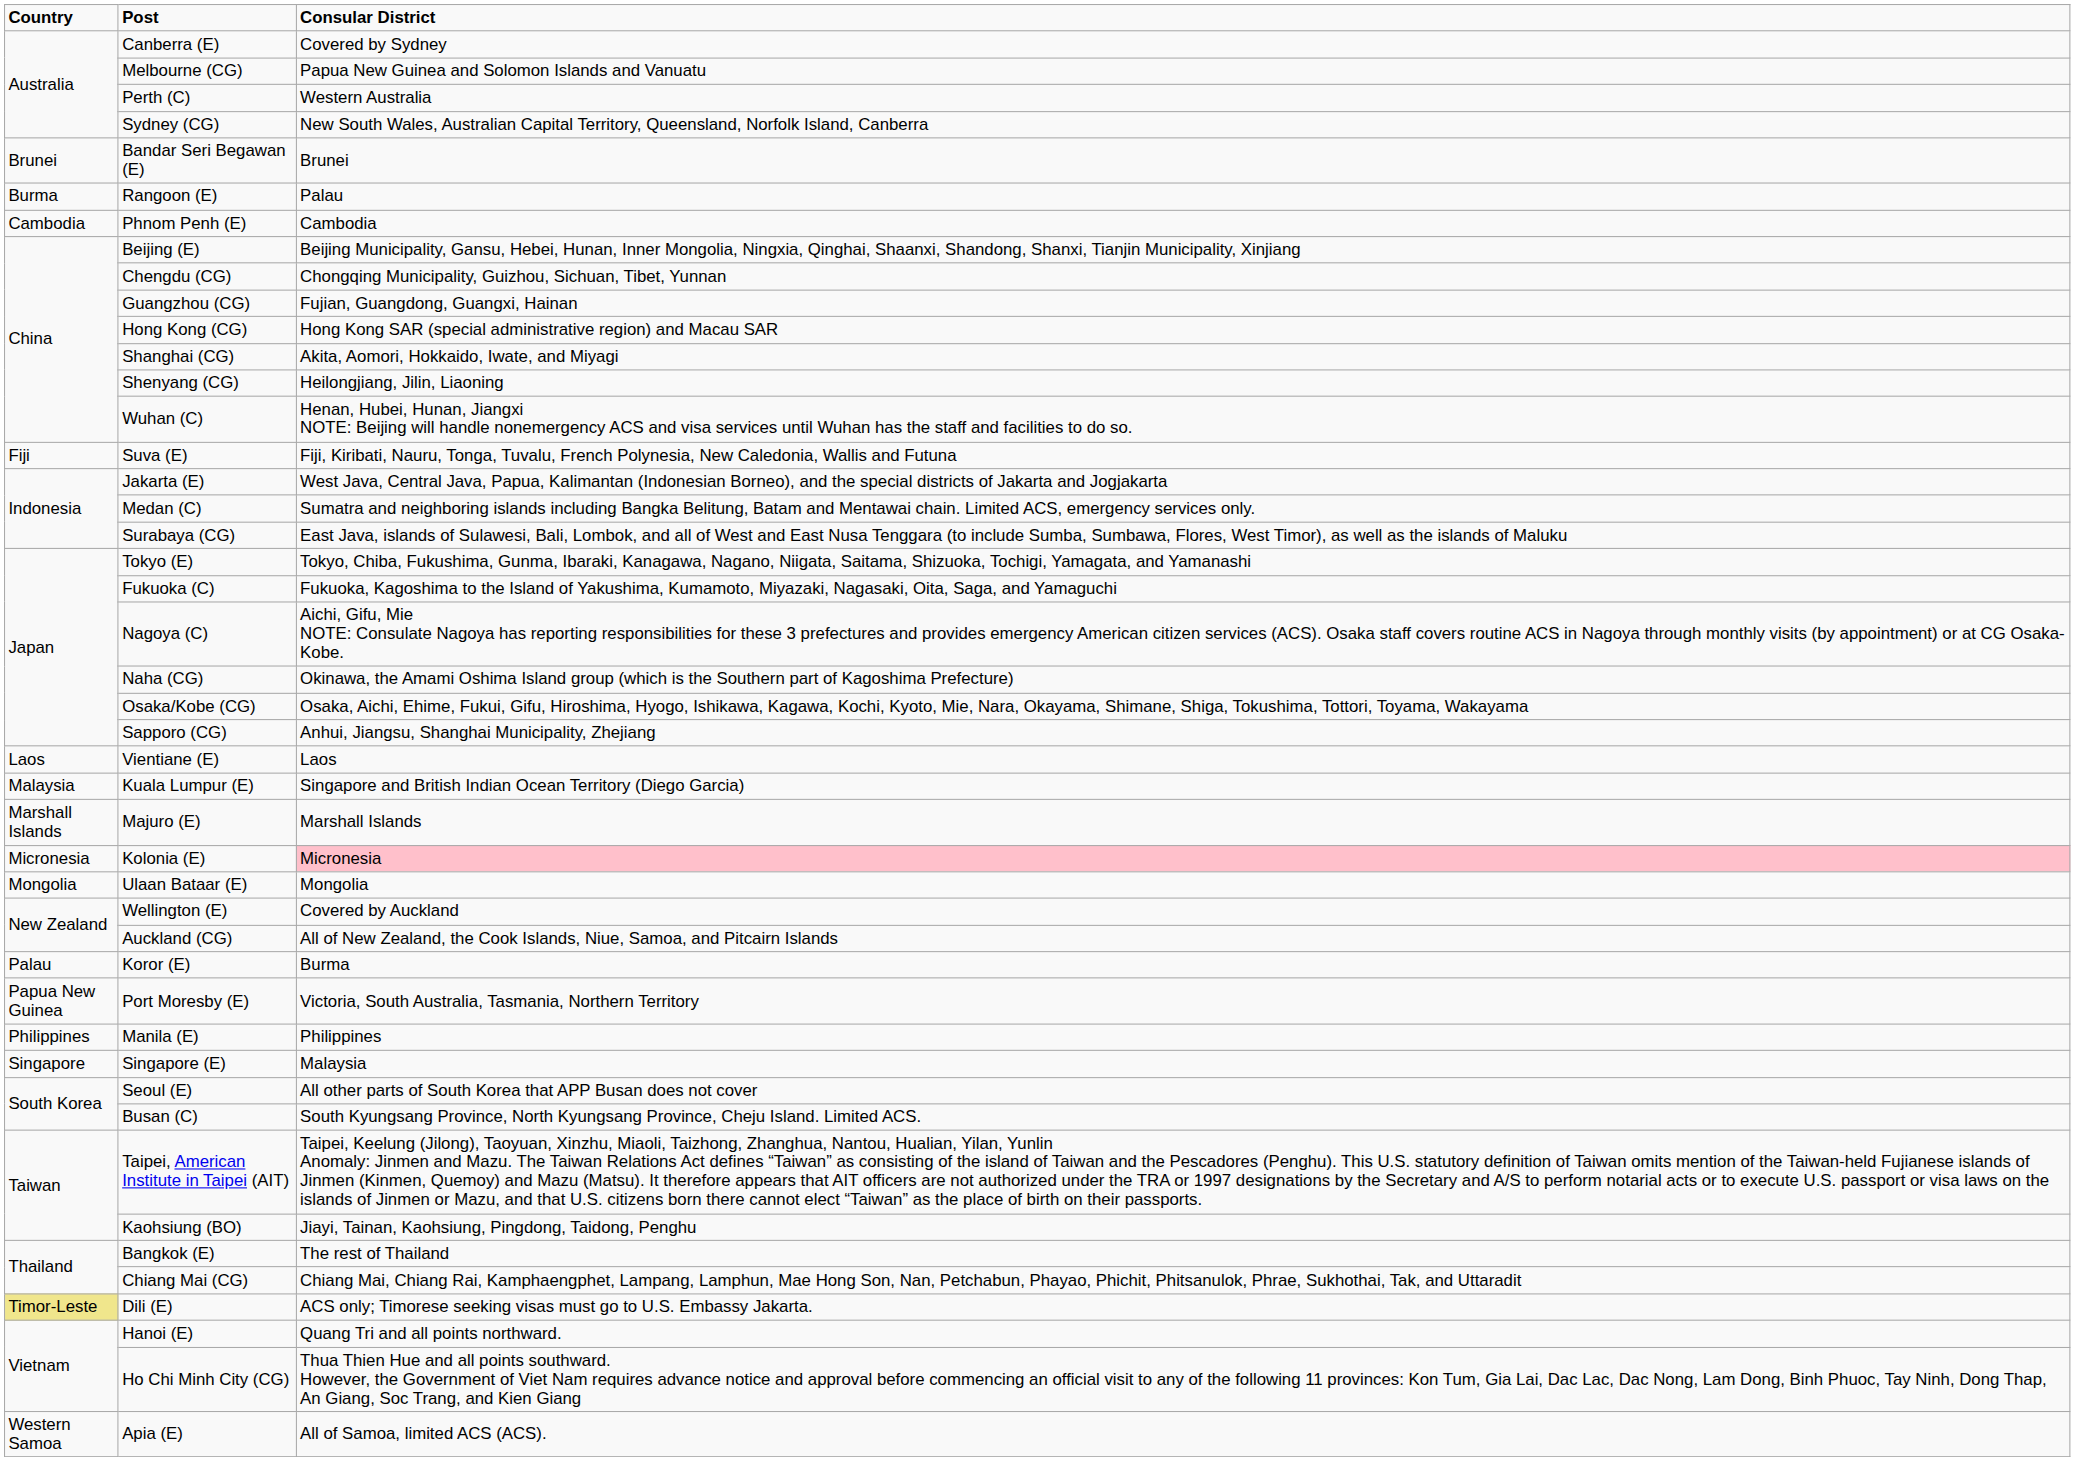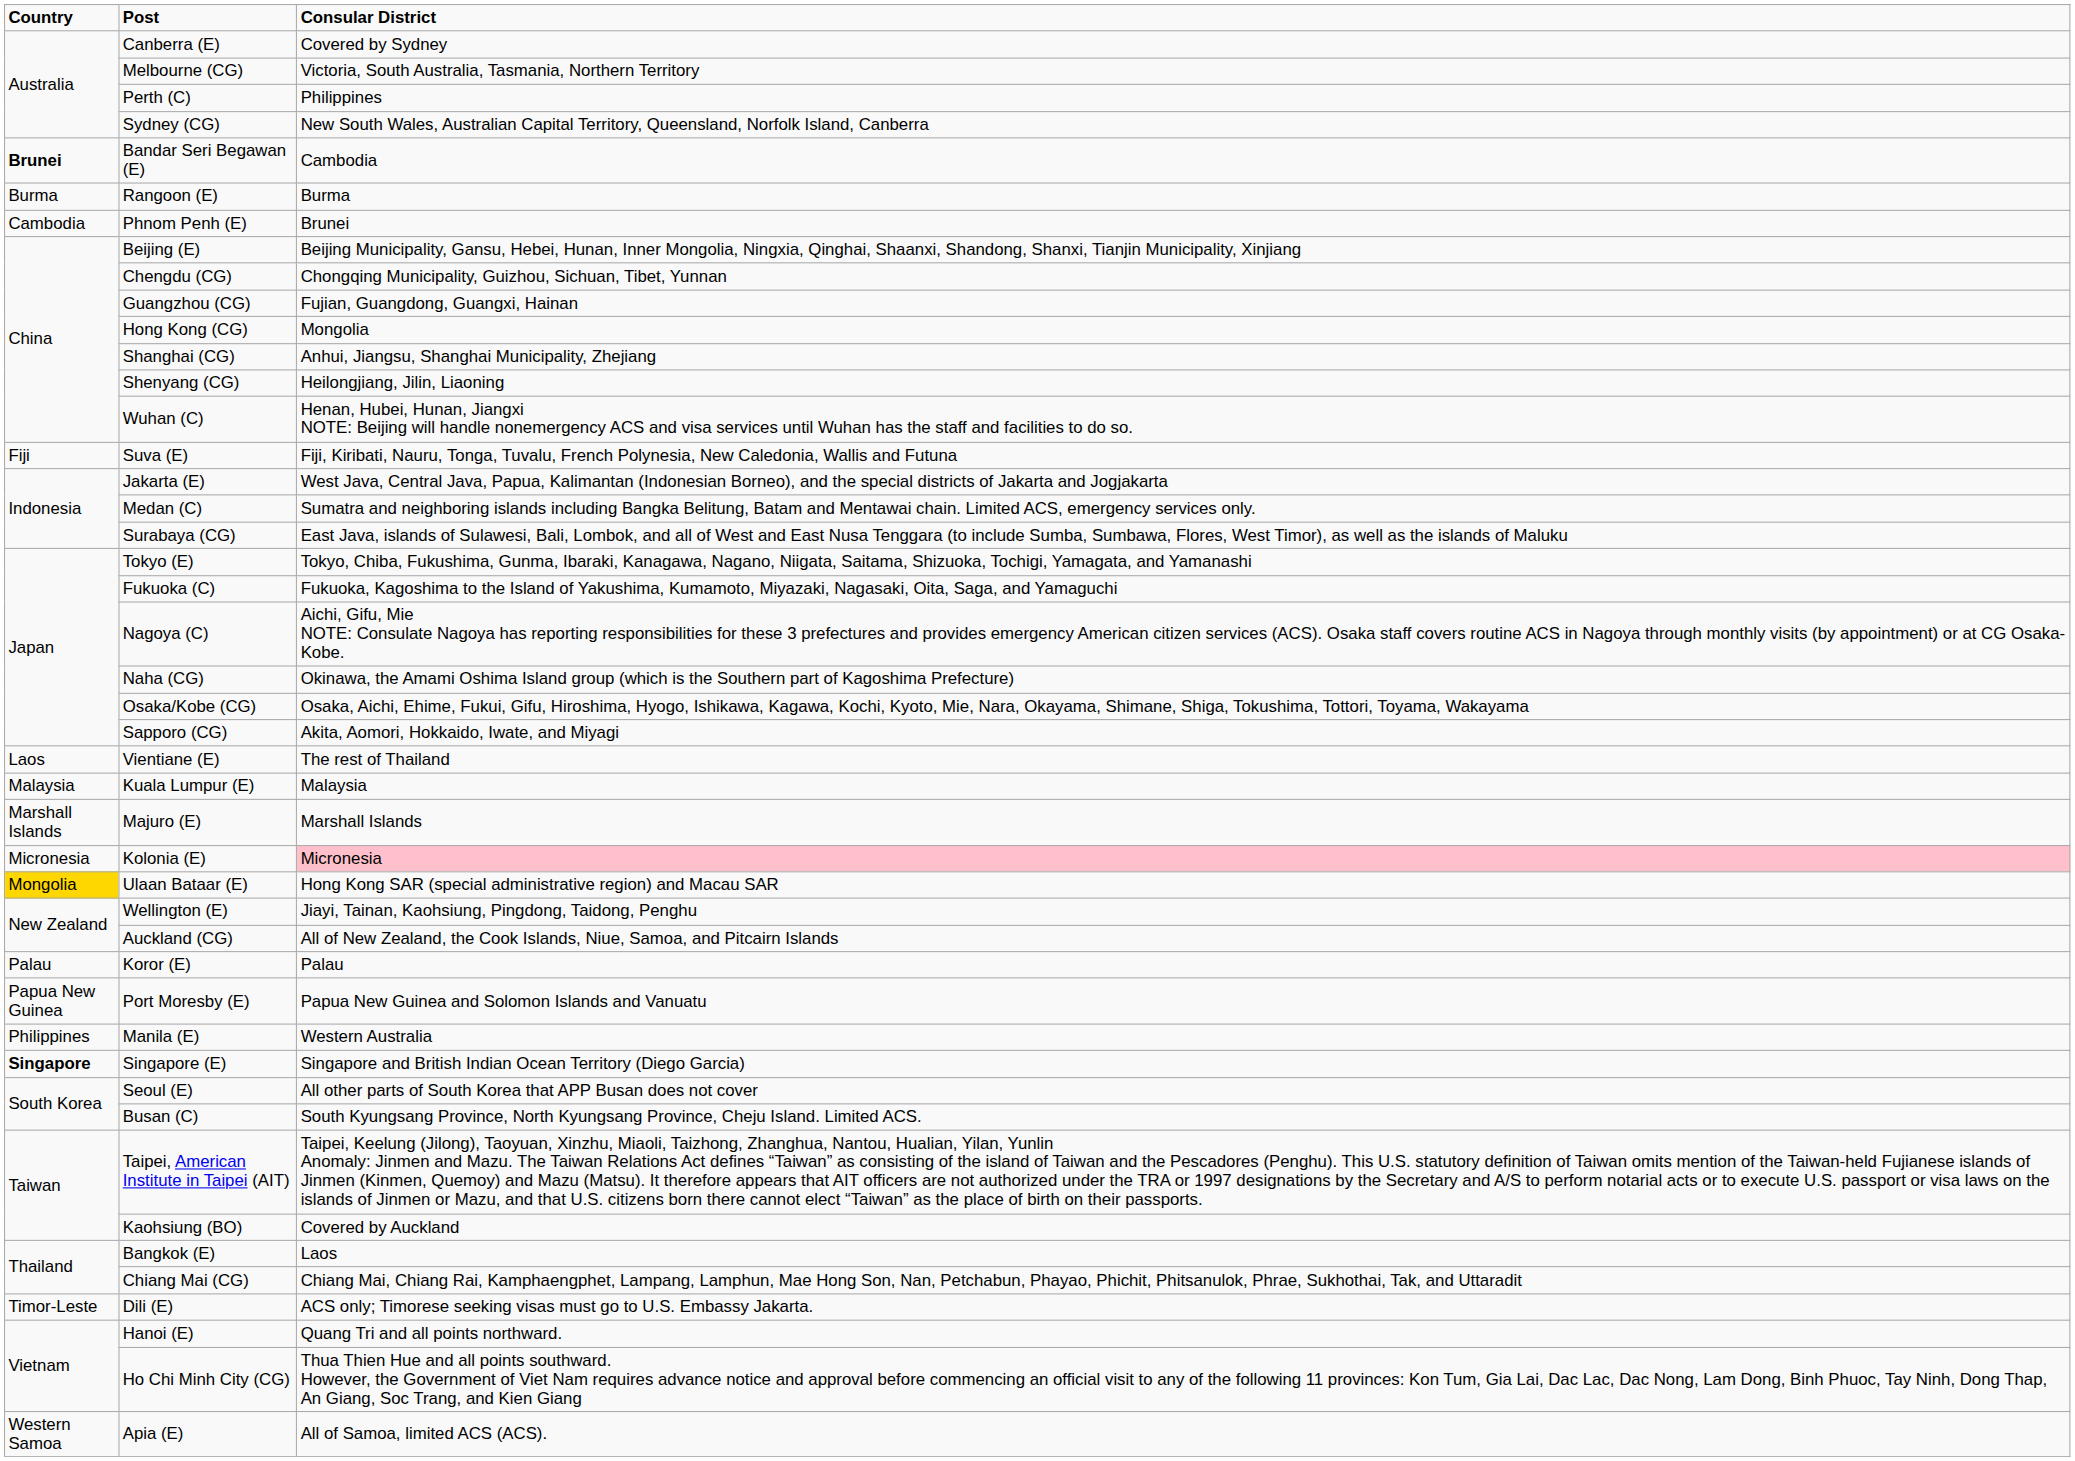(503, 71) Papua New Guinea and Solomon Islands and Vanuatu -> (500, 71) Victoria, South Australia, Tasmania, Northern Territory
(366, 97) Western Australia -> (341, 97) Philippines
(33, 160) normal -> (35, 160) bold
(324, 160) Brunei -> (339, 160) Cambodia
(322, 196) Palau -> (325, 196) Burma
(338, 223) Cambodia -> (325, 223) Brunei
(539, 329) Hong Kong SAR (special administrative region) and Macau SAR -> (335, 329) Mongolia
(459, 356) Akita, Aomori, Hokkaido, Iwate, and Miyagi -> (478, 356) Anhui, Jiangsu, Shanghai Municipality, Zhejiang
(478, 732) Anhui, Jiangsu, Shanghai Municipality, Zhejiang -> (460, 732) Akita, Aomori, Hokkaido, Iwate, and Miyagi
(318, 759) Laos -> (375, 759) The rest of Thailand
(522, 786) Singapore and British Indian Ocean Territory (Diego Garcia) -> (334, 786) Malaysia
(42, 884) no background -> (42, 884) gold background
(334, 884) Mongolia -> (540, 884) Hong Kong SAR (special administrative region) and Macau SAR
(379, 911) Covered by Auckland -> (499, 911) Jiayi, Tainan, Kaohsiung, Pingdong, Taidong, Penghu
(325, 964) Burma -> (322, 964) Palau
(499, 1001) Victoria, South Australia, Tasmania, Northern Territory -> (504, 1001) Papua New Guinea and Solomon Islands and Vanuatu
(341, 1037) Philippines -> (366, 1037) Western Australia
(47, 1063) normal -> (49, 1063) bold
(333, 1063) Malaysia -> (523, 1063) Singapore and British Indian Ocean Territory (Diego Garcia)
(498, 1227) Jiayi, Tainan, Kaohsiung, Pingdong, Taidong, Penghu -> (380, 1227) Covered by Auckland
(375, 1253) The rest of Thailand -> (319, 1253) Laos
(53, 1306) khaki background -> (53, 1306) no background
